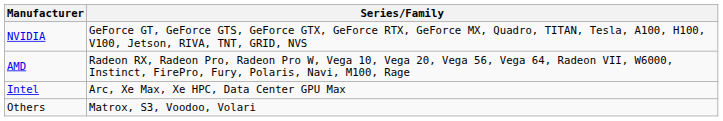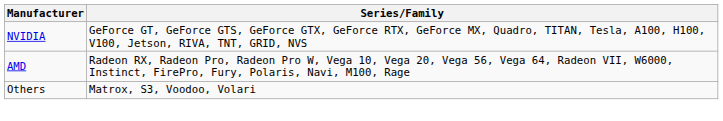- row: (23, 90)
